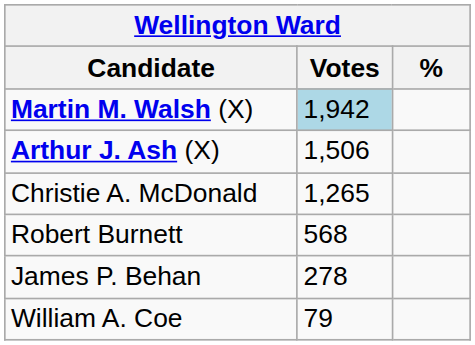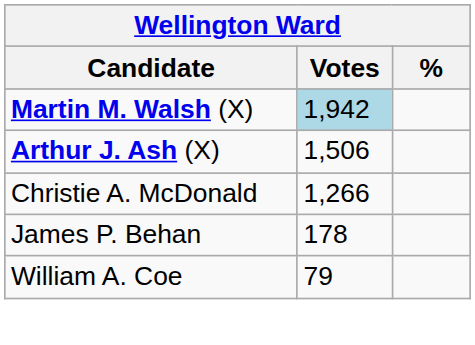(337, 192) 1,265 -> (337, 192) 1,266
- row: (97, 234)
(326, 276) 278 -> (326, 234) 178
